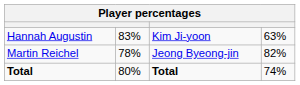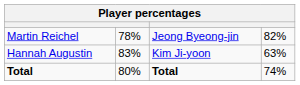rows swapped: (50, 36) <-> (43, 54)
